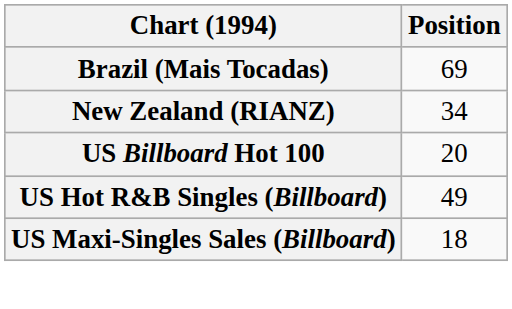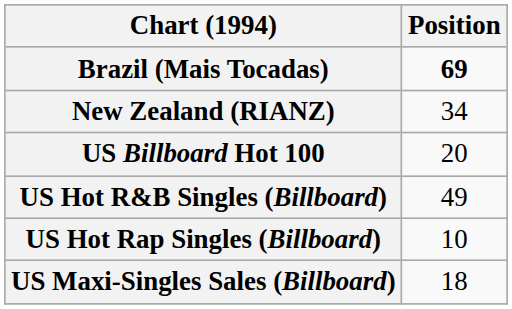(454, 68) normal -> (454, 68) bold
+ row: (203, 238)
